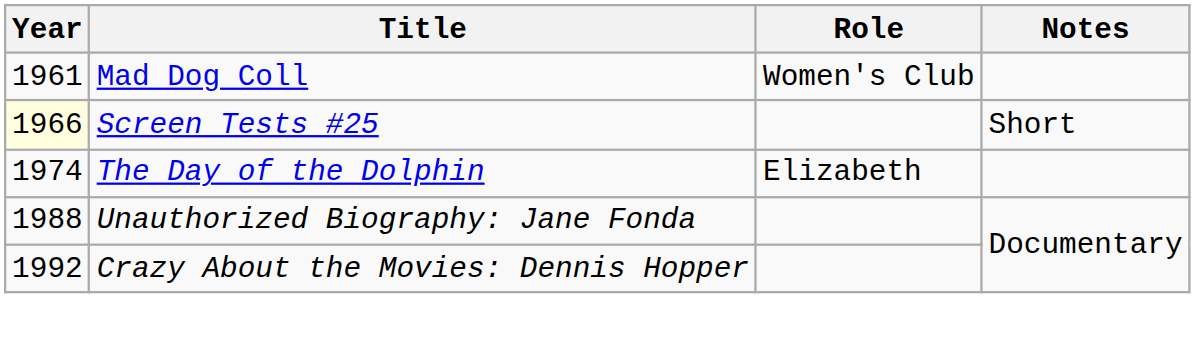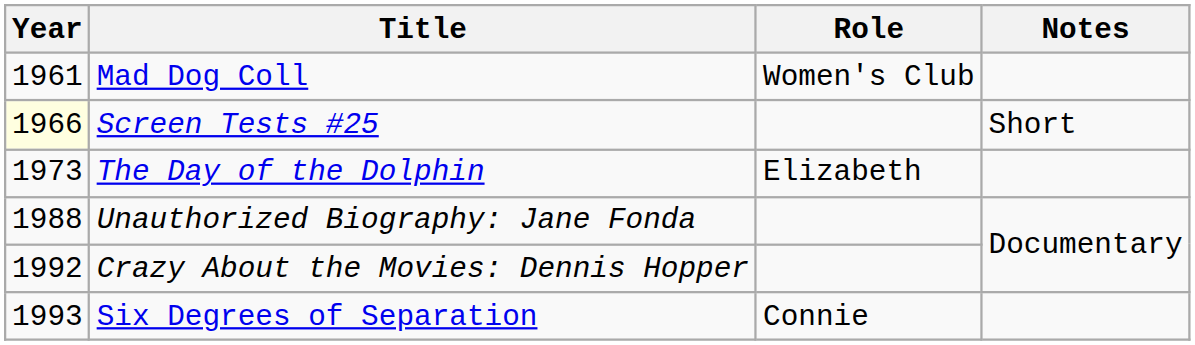(47, 173) 1974 -> (47, 173) 1973
+ row: (317, 316)
